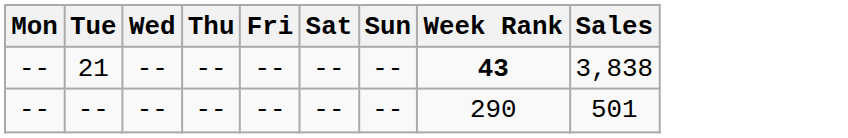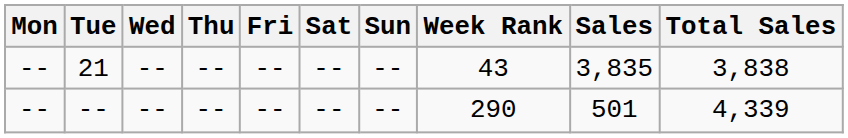+ column: (751, 26)
(493, 68) bold -> (493, 68) normal
(614, 68) 3,838 -> (614, 68) 3,835
